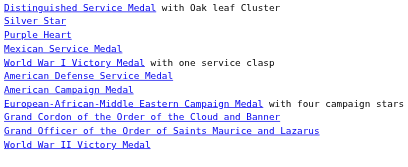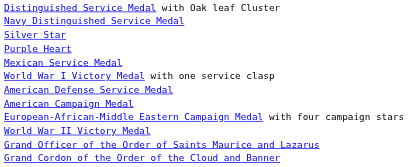+ row: (94, 21)
rows swapped: (77, 144) <-> (142, 117)
